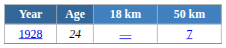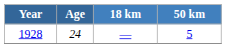(189, 34) 7 -> (189, 34) 5
